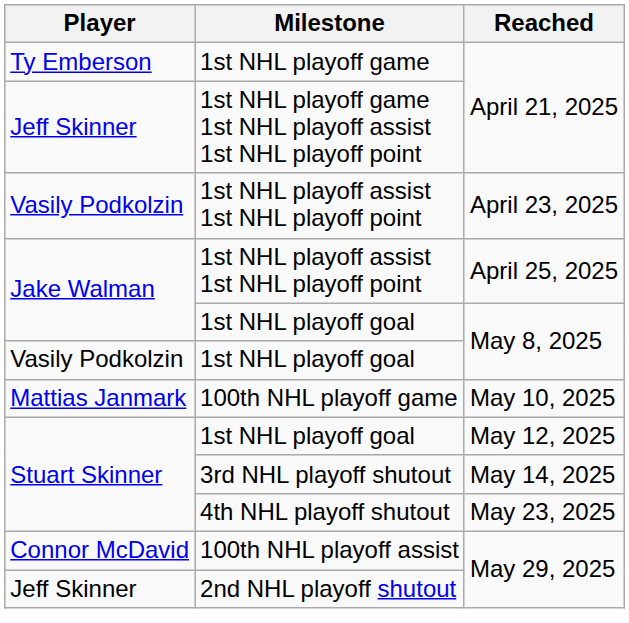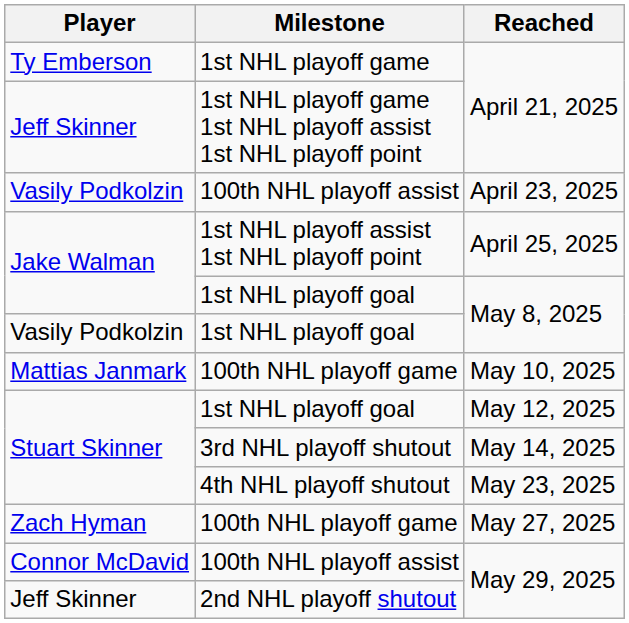(315, 205) 1st NHL playoff assist 1st NHL playoff point -> (329, 191) 100th NHL playoff assist
+ row: (78, 523)
